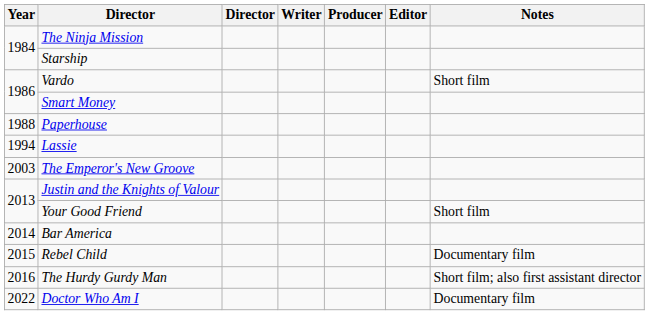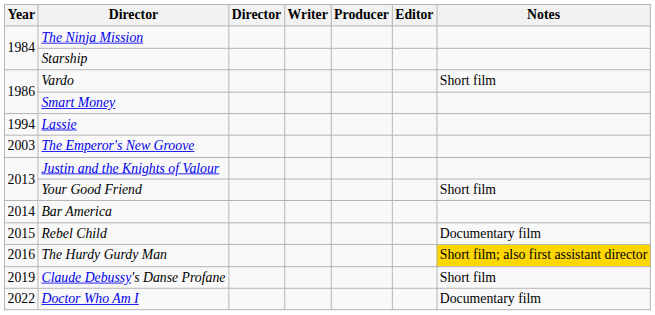- row: (74, 124)
(537, 277) no background -> (544, 255) gold background
+ row: (133, 277)
